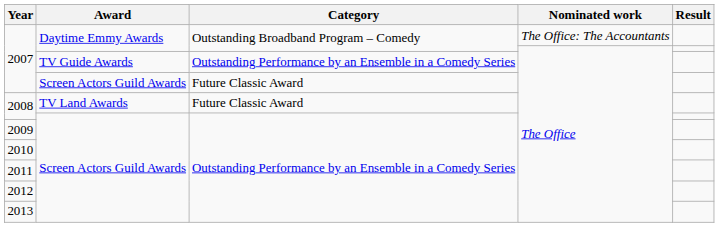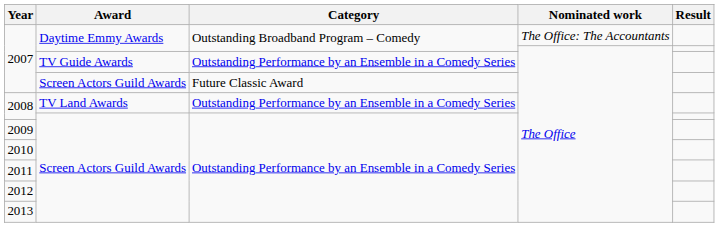(248, 102) Future Classic Award -> (354, 102) Outstanding Performance by an Ensemble in a Comedy Series
